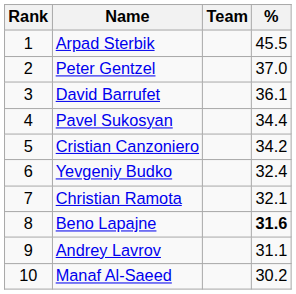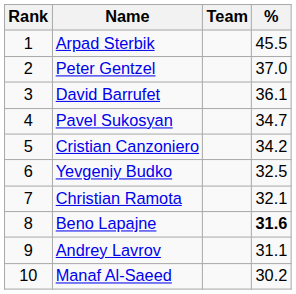(271, 120) 34.4 -> (271, 120) 34.7
(271, 172) 32.4 -> (271, 172) 32.5
